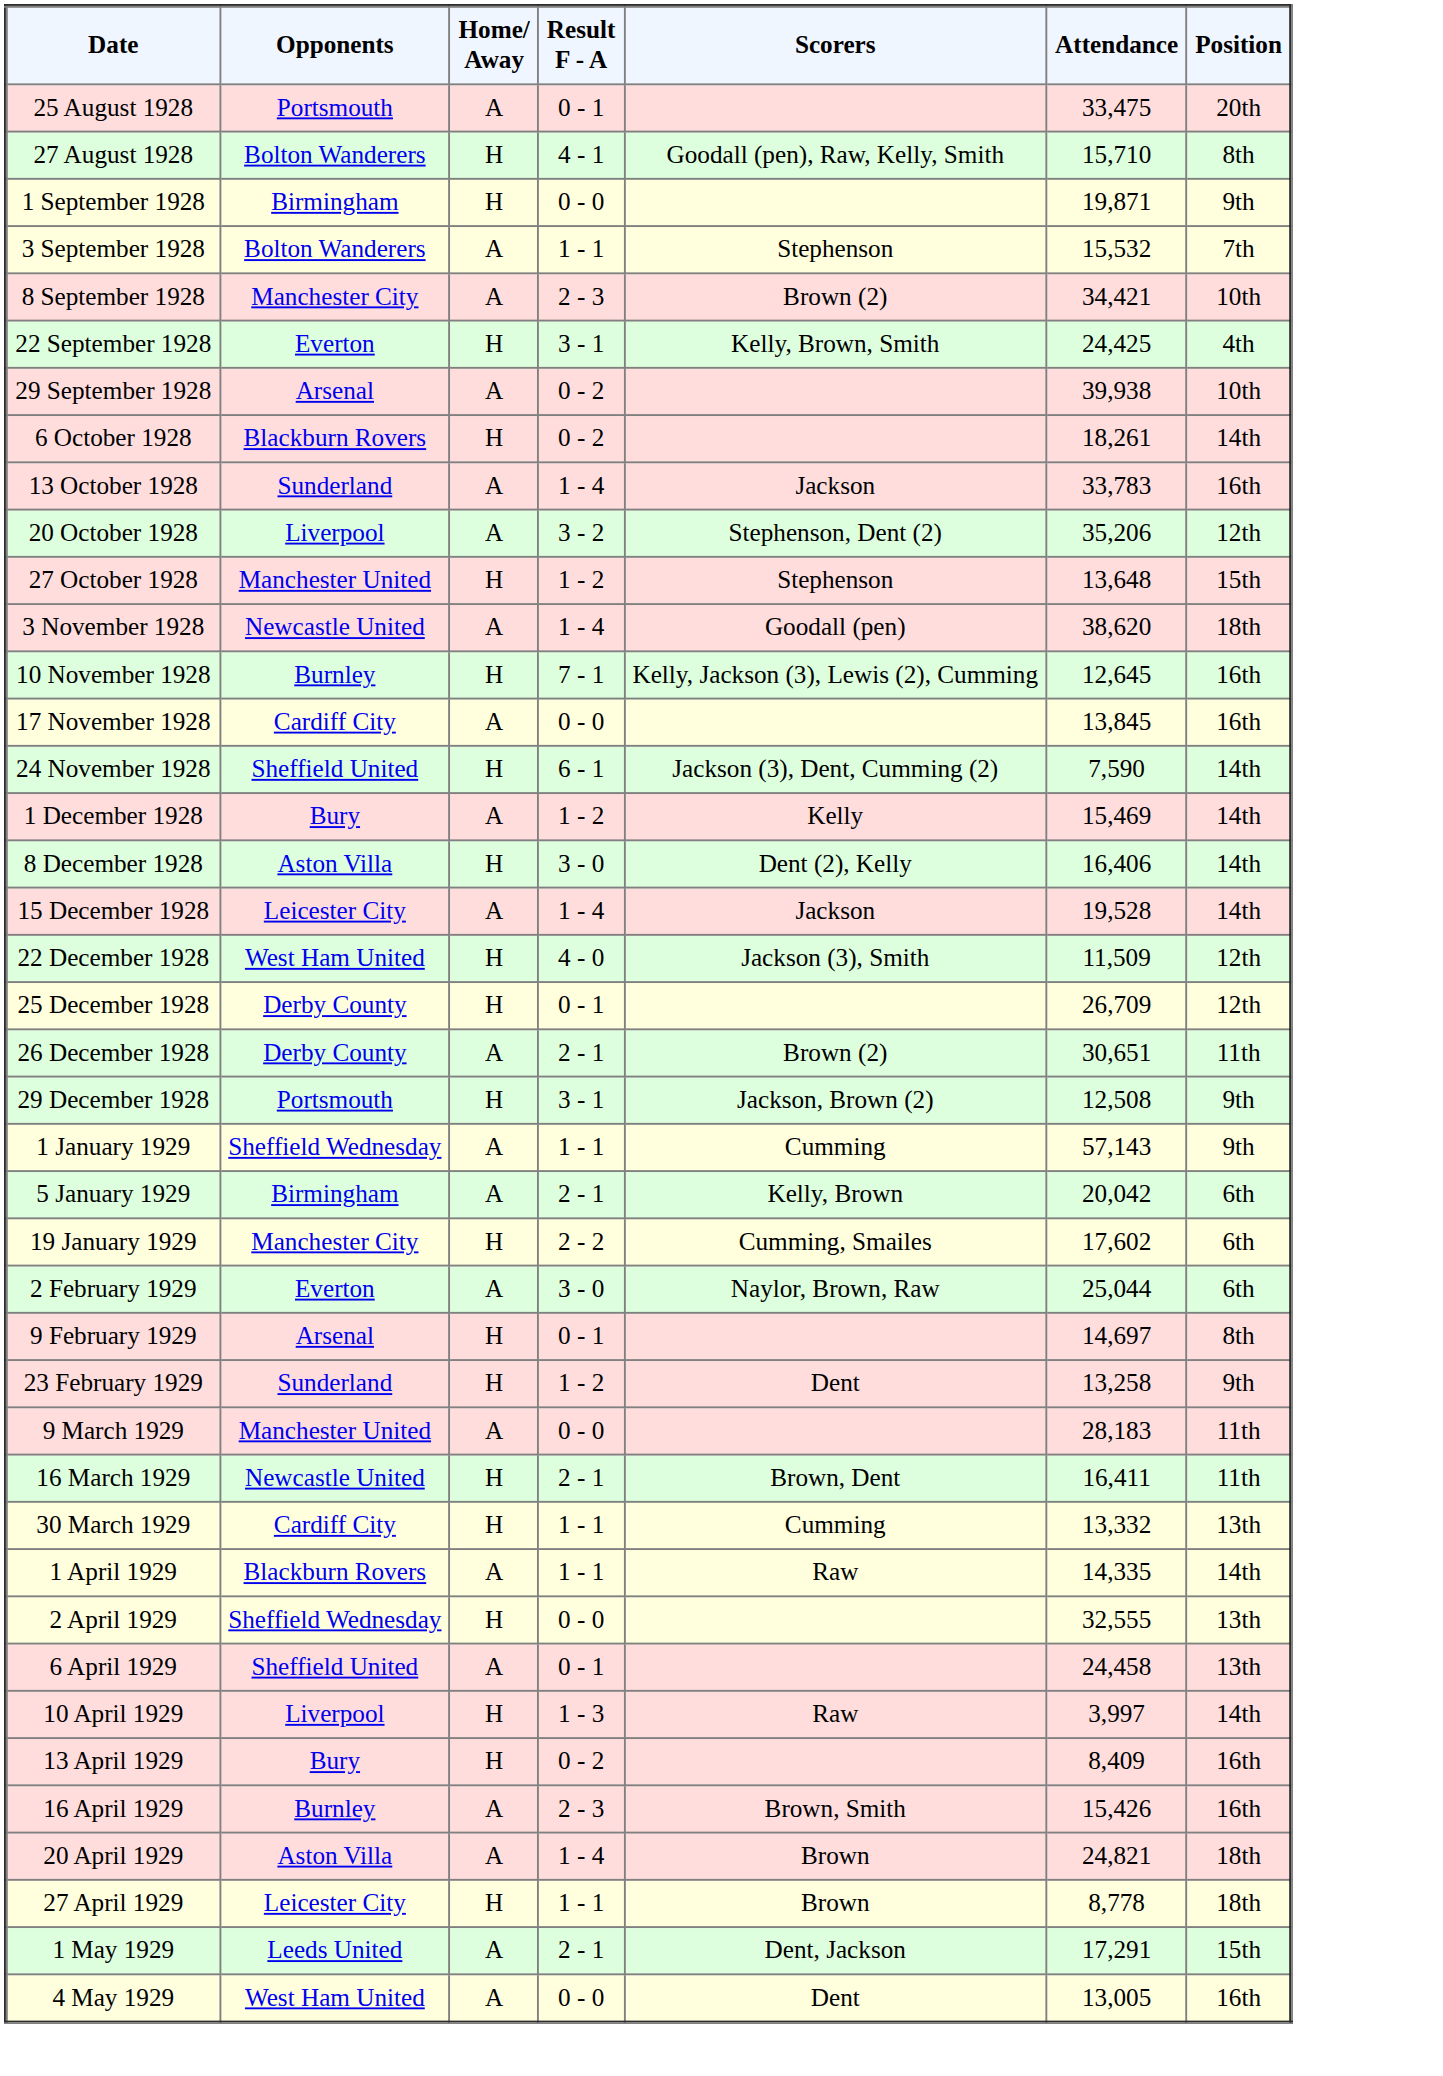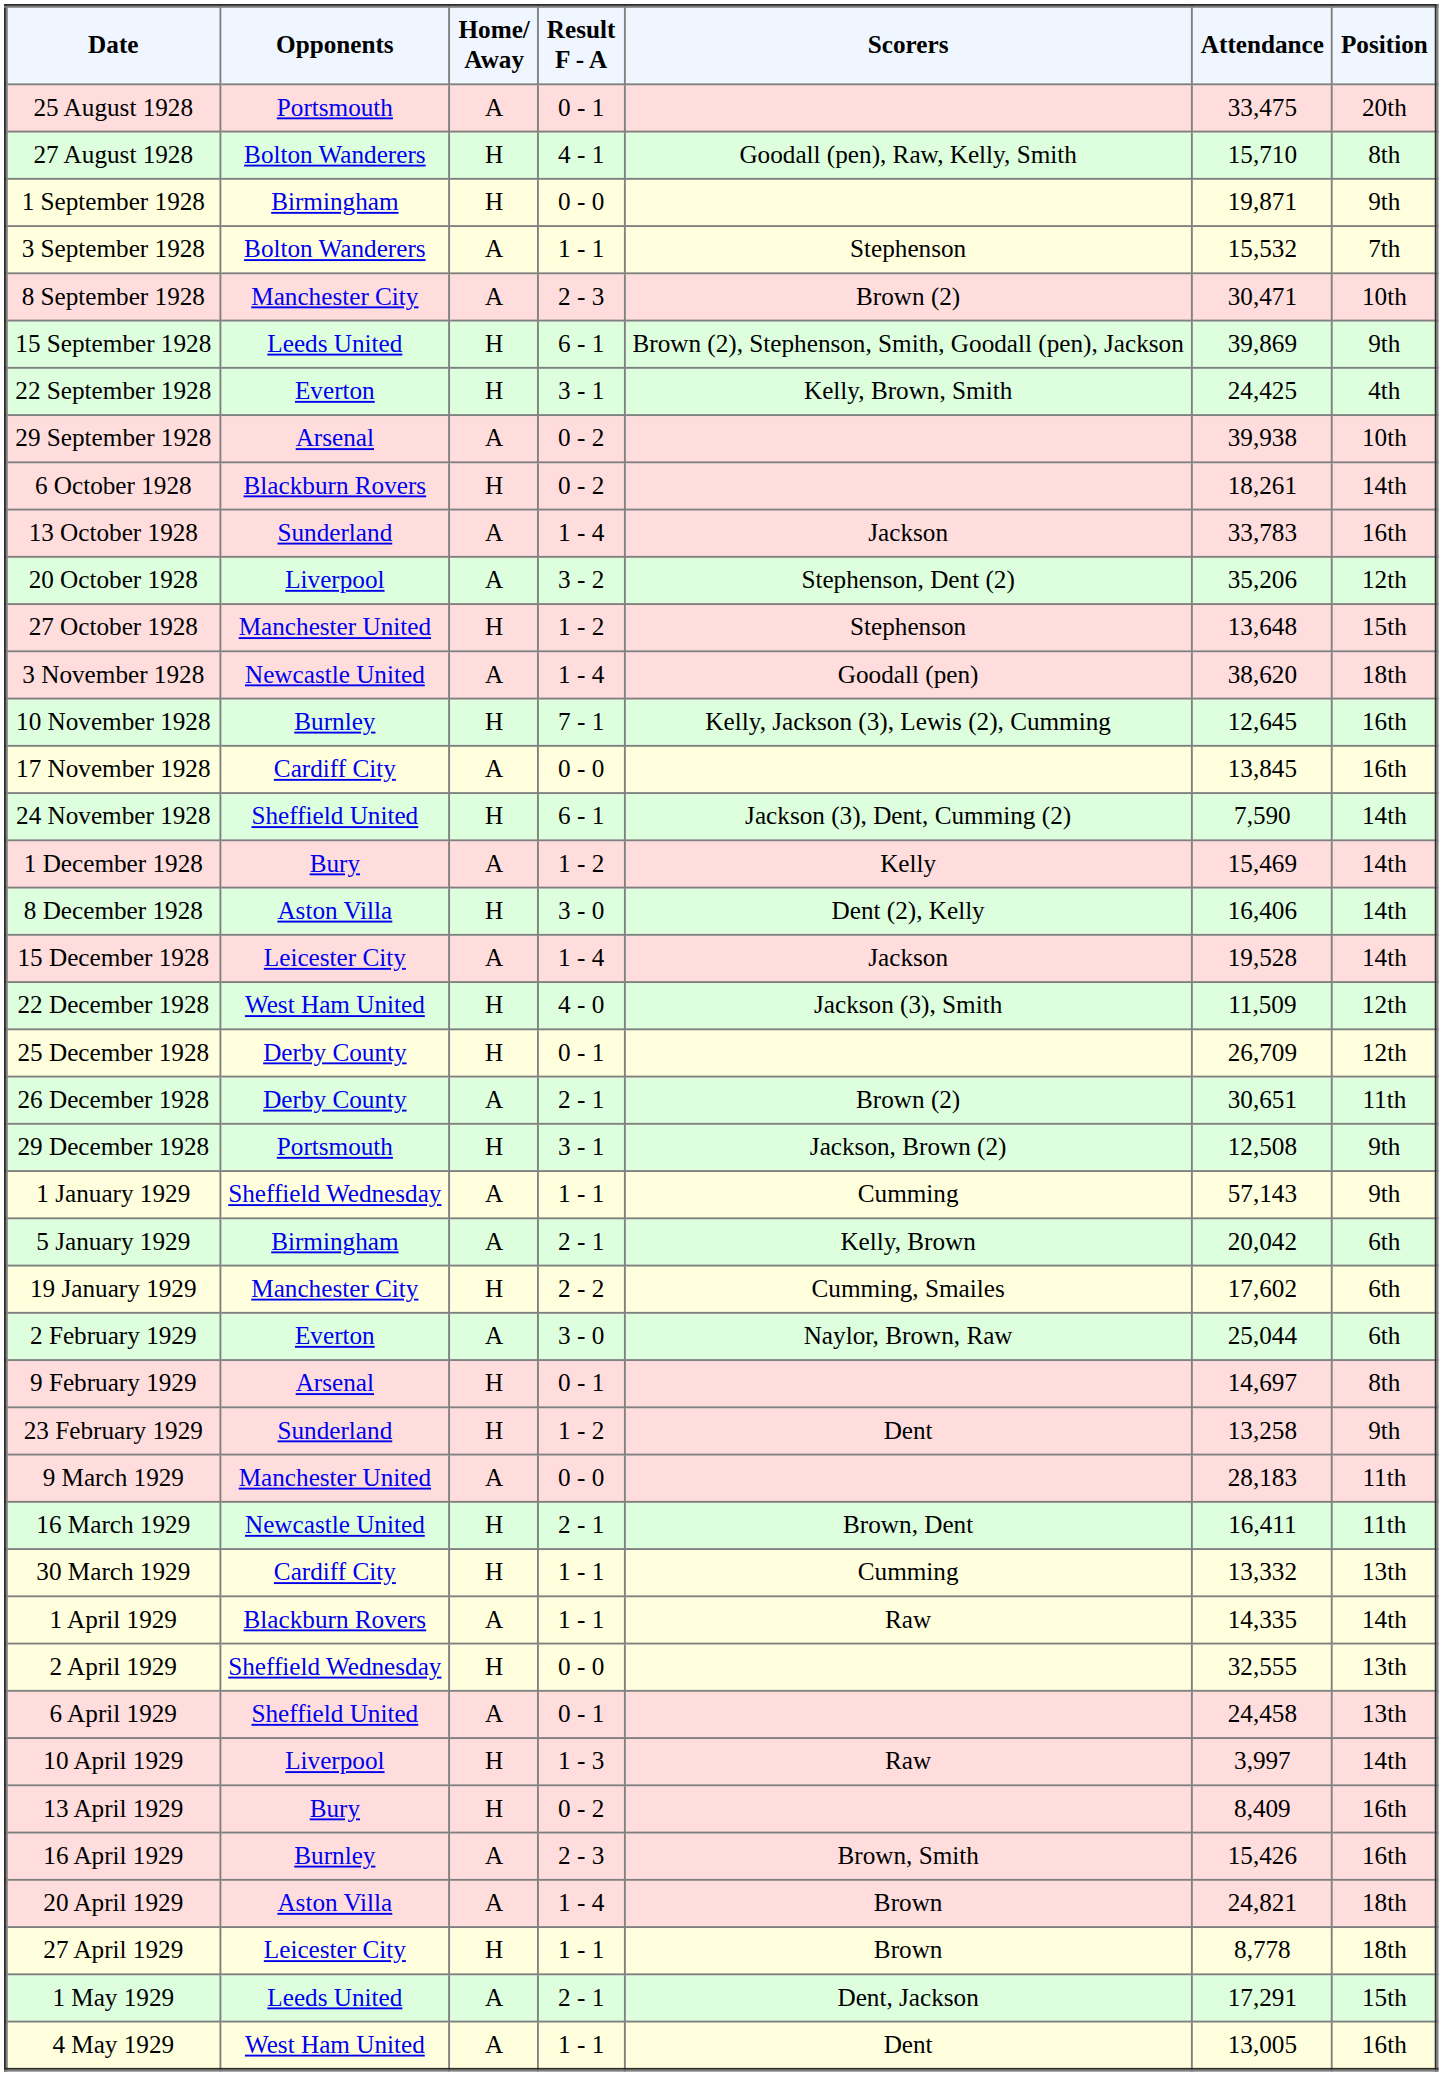(1117, 296) 34,421 -> (1262, 296) 30,471
+ row: (113, 343)
(581, 1997) 0 - 0 -> (581, 2044) 1 - 1
